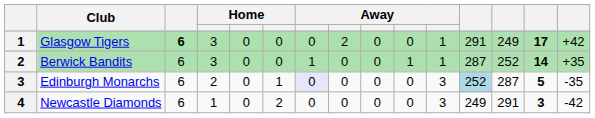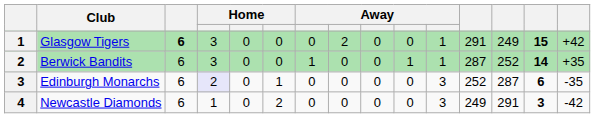(541, 41) 17 -> (541, 41) 15
(214, 81) no background -> (214, 81) lavender background
(312, 81) lavender background -> (312, 81) no background
(475, 81) lightblue background -> (475, 81) no background
(541, 81) 5 -> (541, 81) 6
